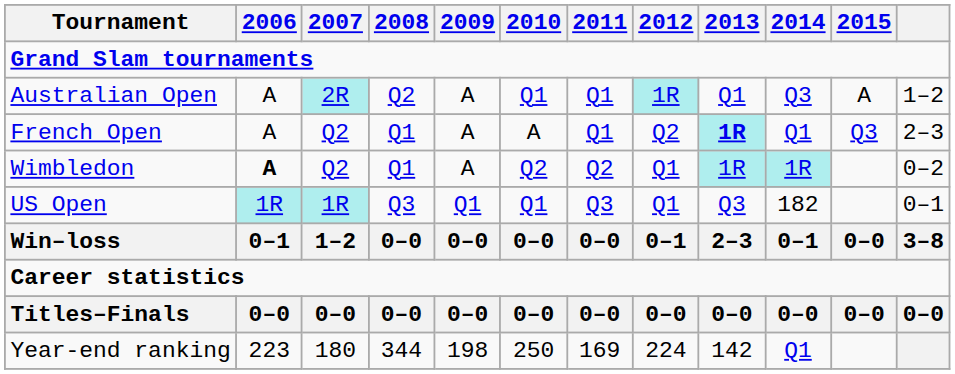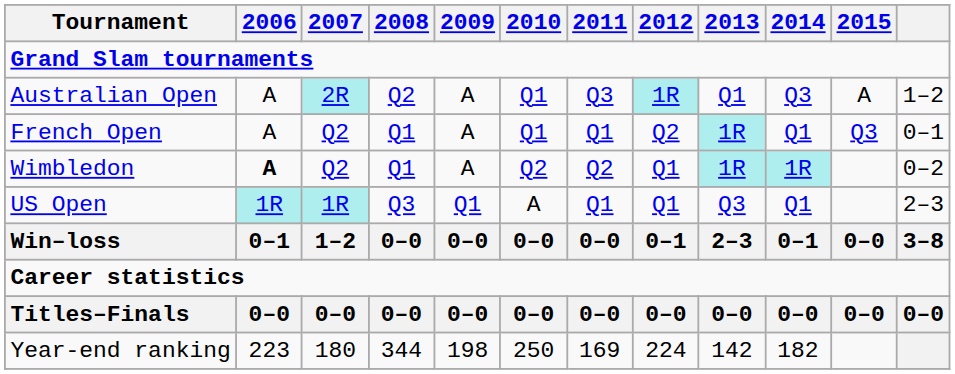(600, 96) Q1 -> (600, 96) Q3
(534, 132) A -> (534, 132) Q1
(732, 132) bold -> (732, 132) normal
(923, 132) 2–3 -> (923, 132) 0–1
(534, 205) Q1 -> (534, 205) A
(600, 205) Q3 -> (600, 205) Q1
(798, 205) 182 -> (798, 205) Q1
(923, 205) 0–1 -> (923, 205) 2–3
(798, 351) Q1 -> (798, 351) 182
